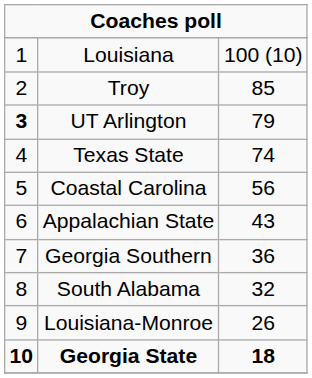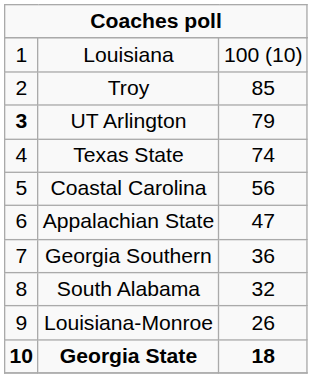(263, 222) 43 -> (263, 222) 47
